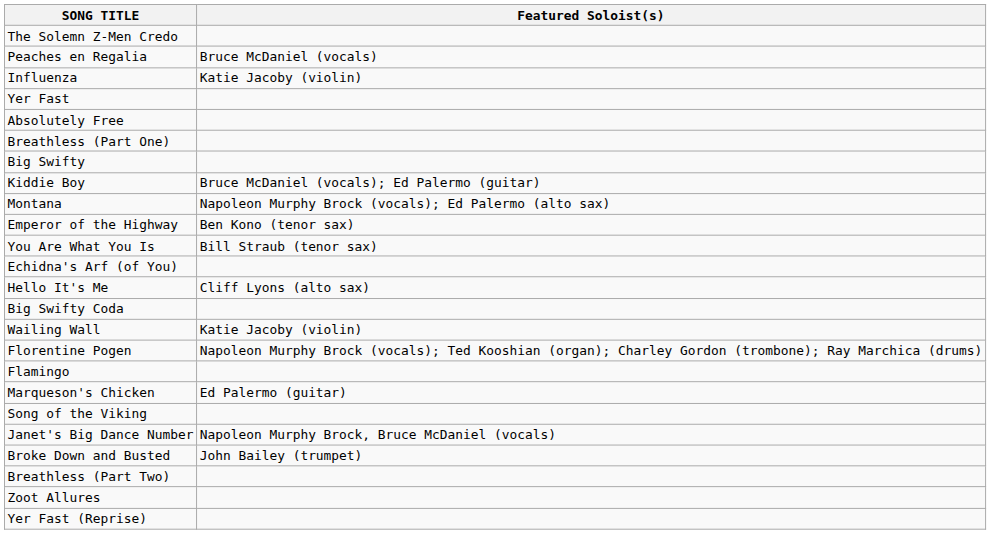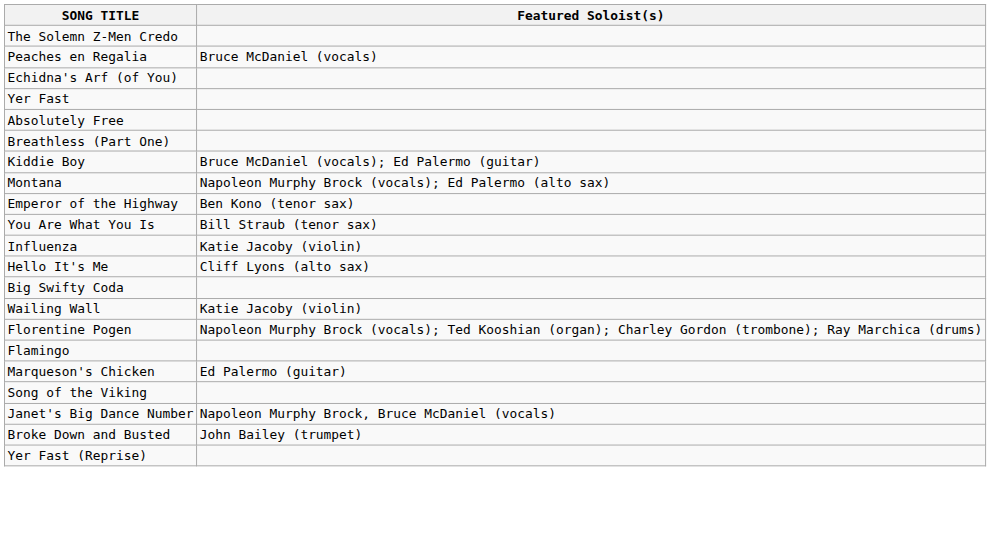rows swapped: (42, 78) <-> (93, 267)
- row: (46, 162)
- row: (89, 476)
- row: (54, 497)
